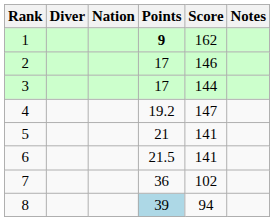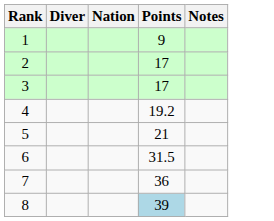- column: (206, 16)
(162, 39) bold -> (162, 39) normal
(162, 157) 21.5 -> (162, 157) 31.5
